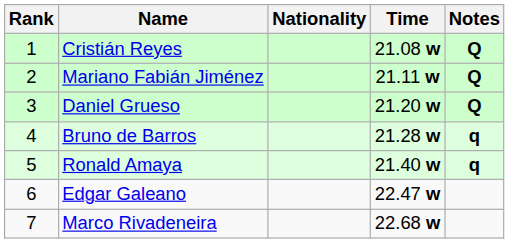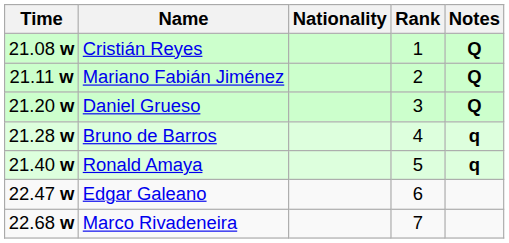columns swapped: (31, 19) <-> (408, 19)
